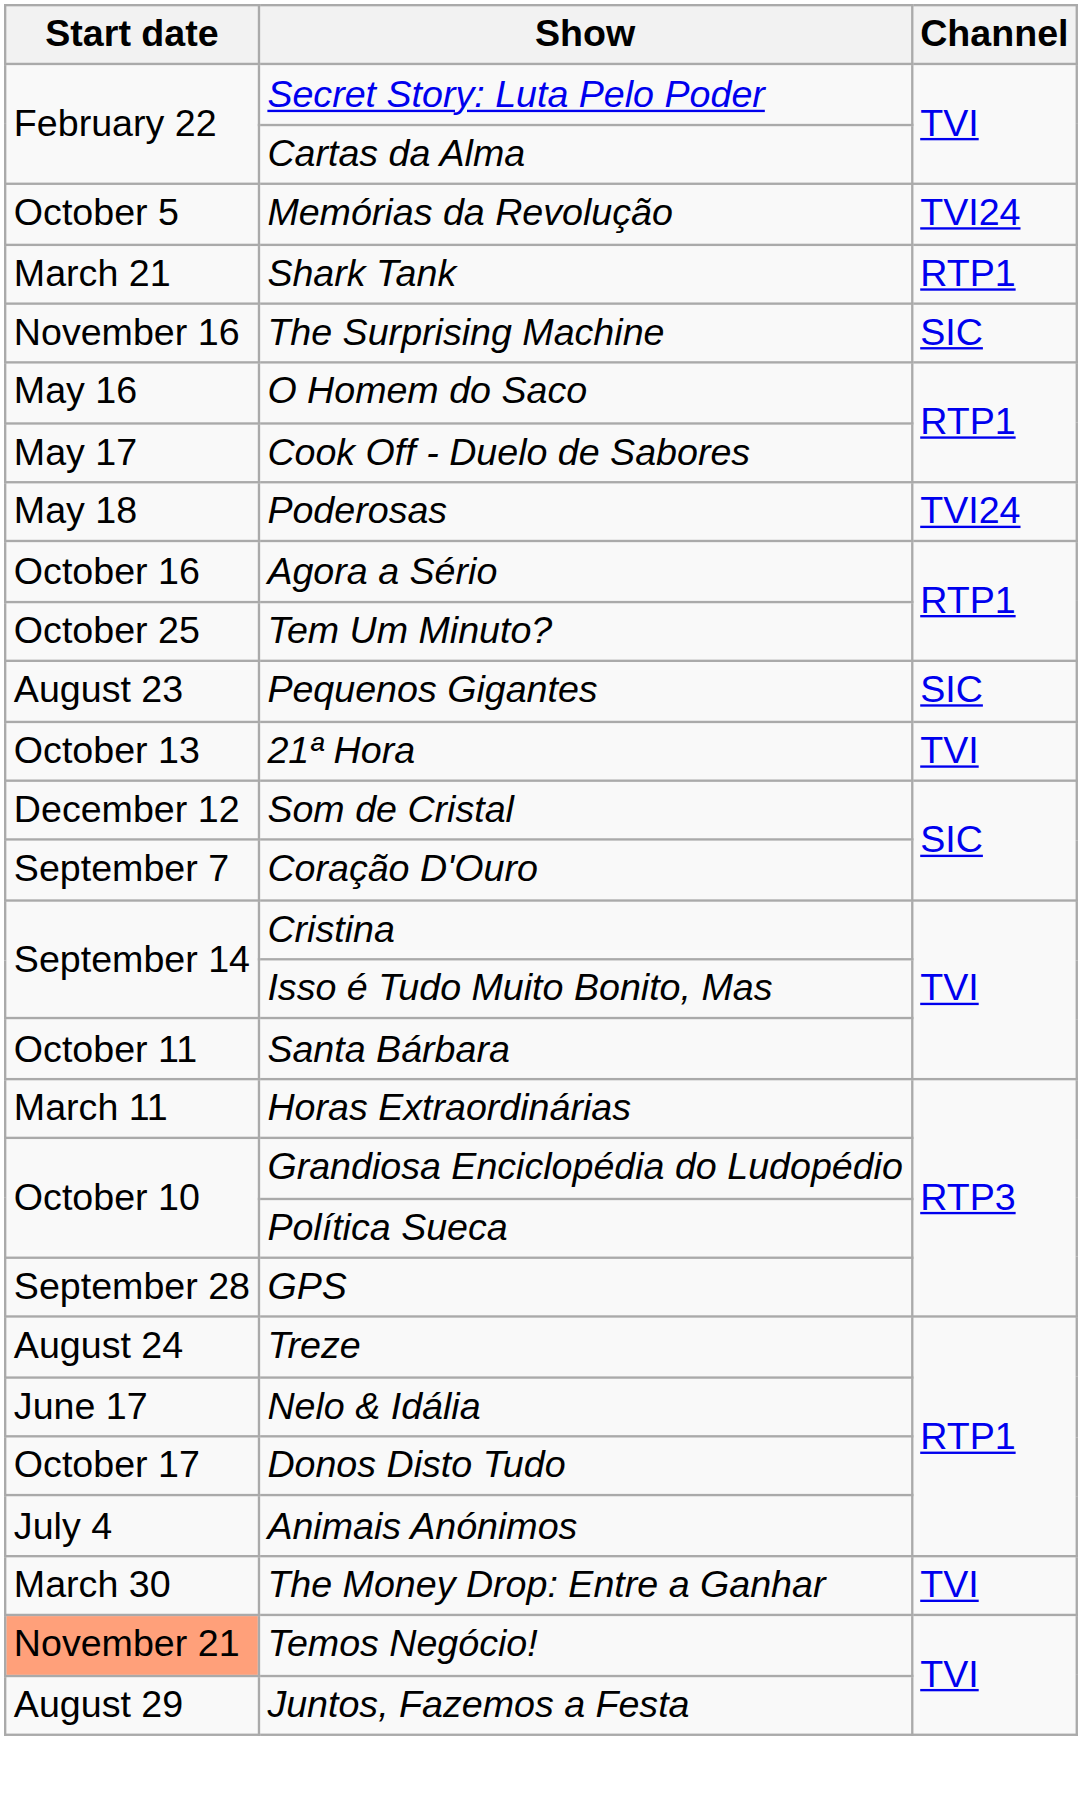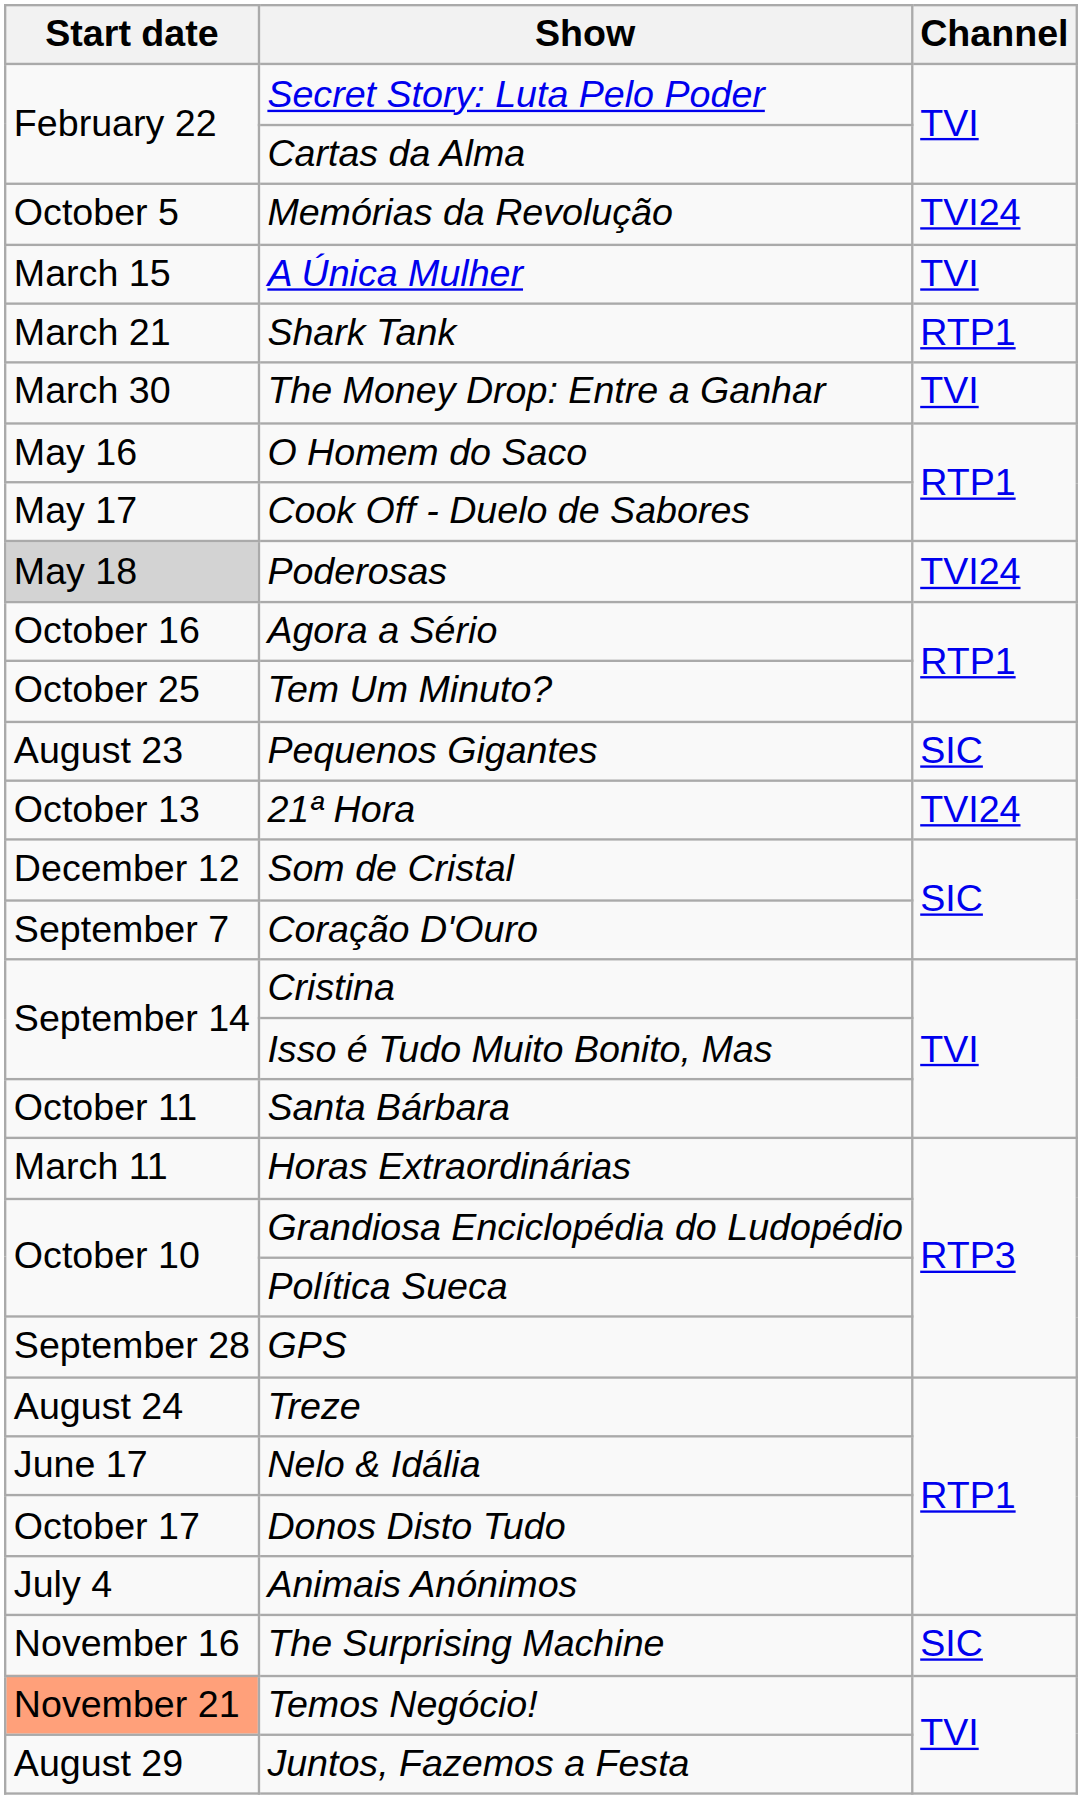+ row: (395, 272)
rows swapped: (546, 1584) <-> (466, 332)
(75, 511) no background -> (75, 570) lightgrey background
(949, 749) TVI -> (970, 809) TVI24
